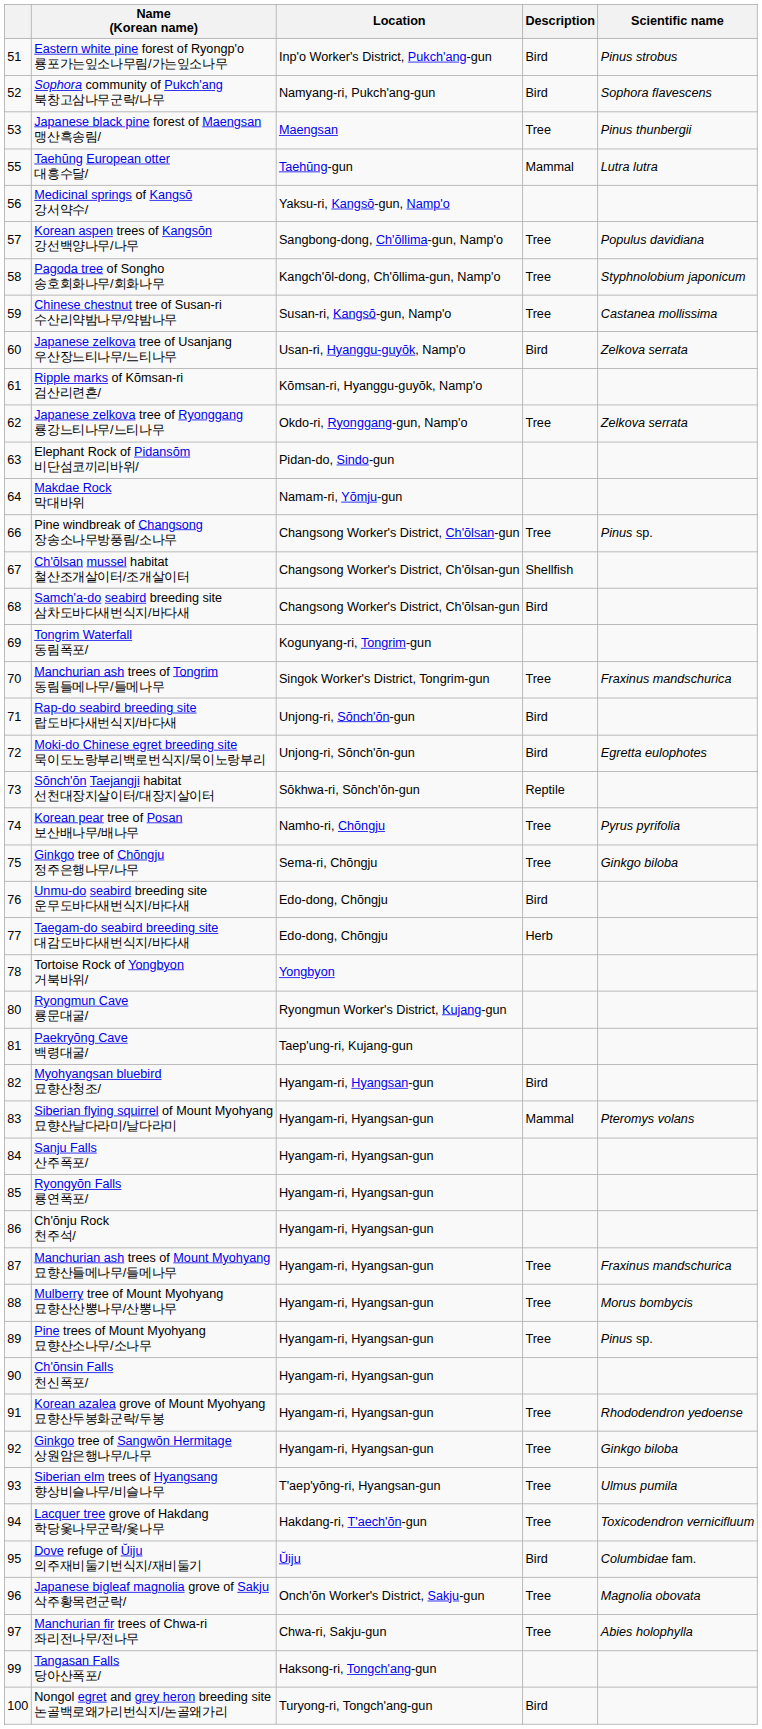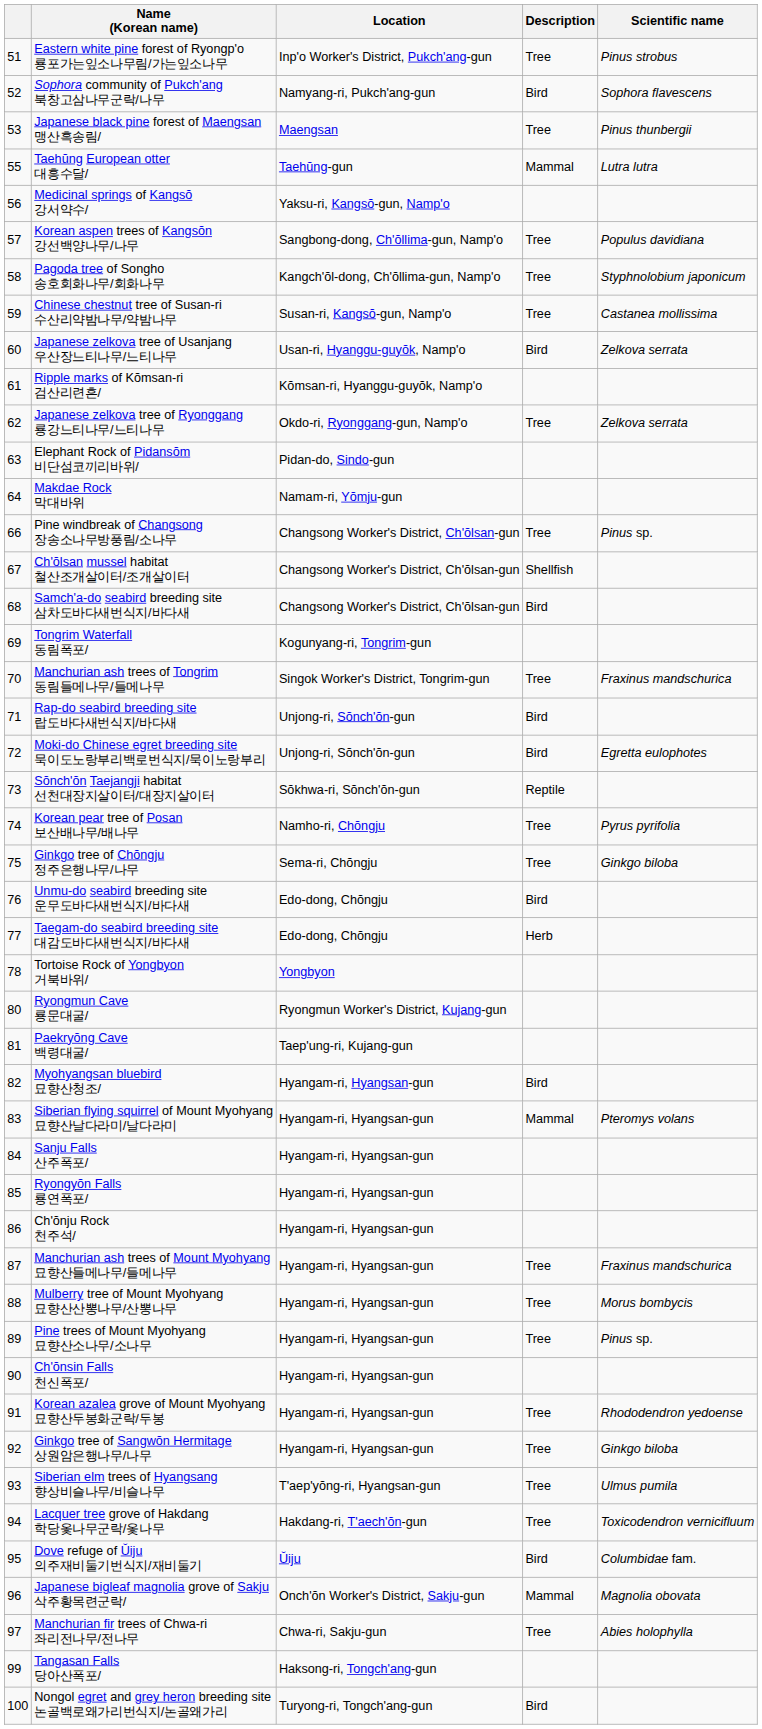(537, 57) Bird -> (538, 57) Tree
(538, 1595) Tree -> (550, 1595) Mammal
